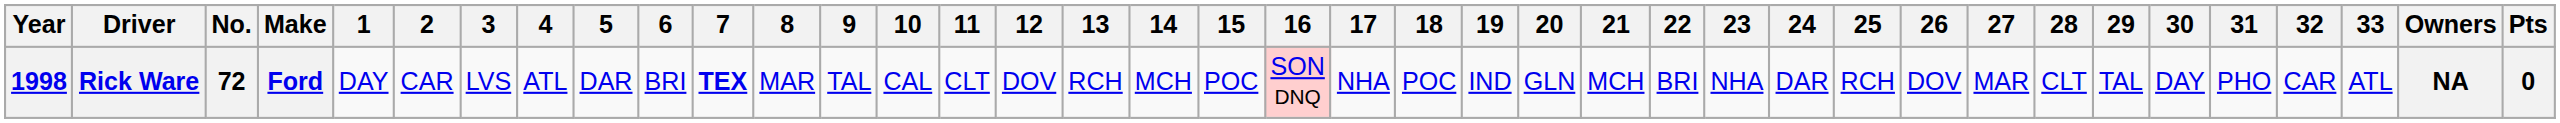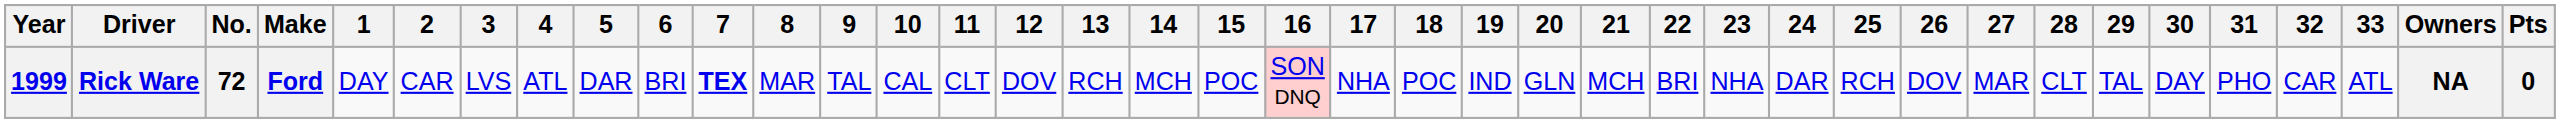(39, 82) 1998 -> (39, 82) 1999
